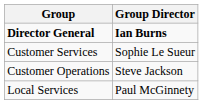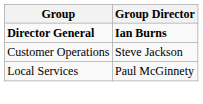- row: (52, 52)
